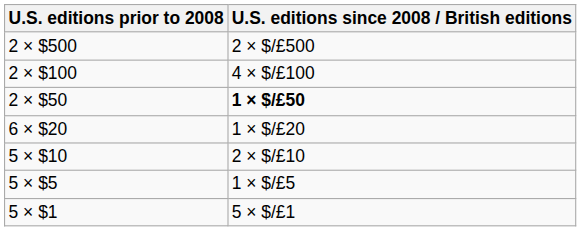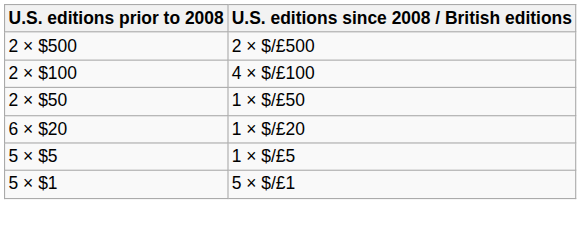(268, 101) bold -> (268, 101) normal
- row: (38, 156)
